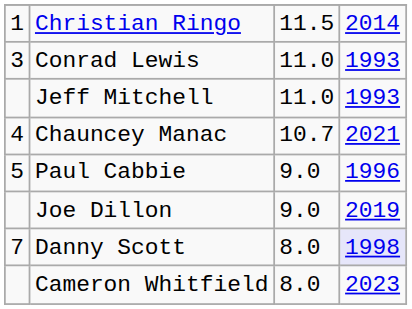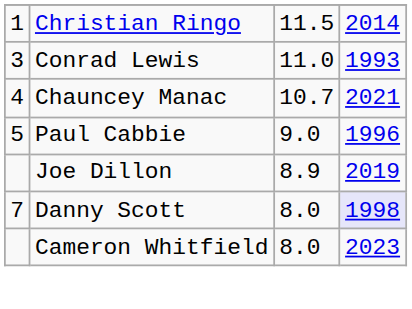- row: (124, 98)
(300, 210) 9.0 -> (300, 173) 8.9
